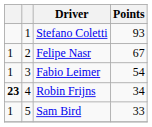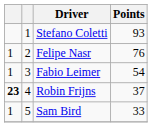(139, 52) 67 -> (139, 52) 76
(139, 91) 34 -> (139, 91) 37
